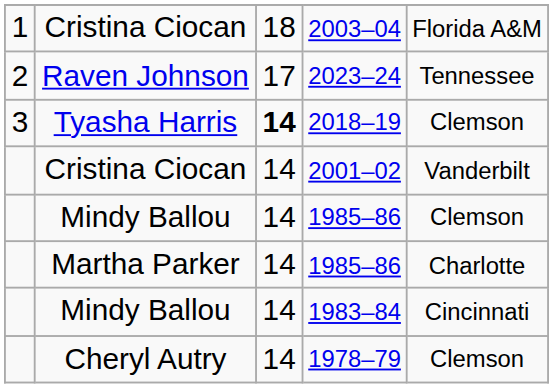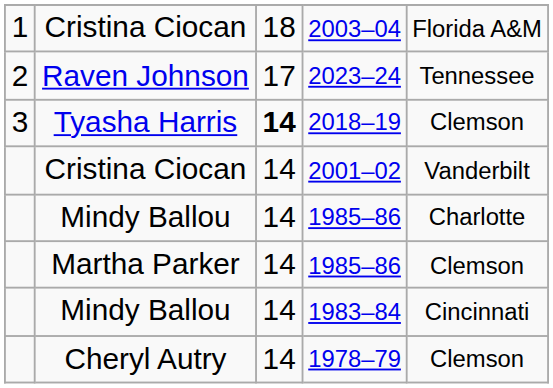(477, 217) Clemson -> (477, 217) Charlotte
(477, 265) Charlotte -> (477, 265) Clemson
